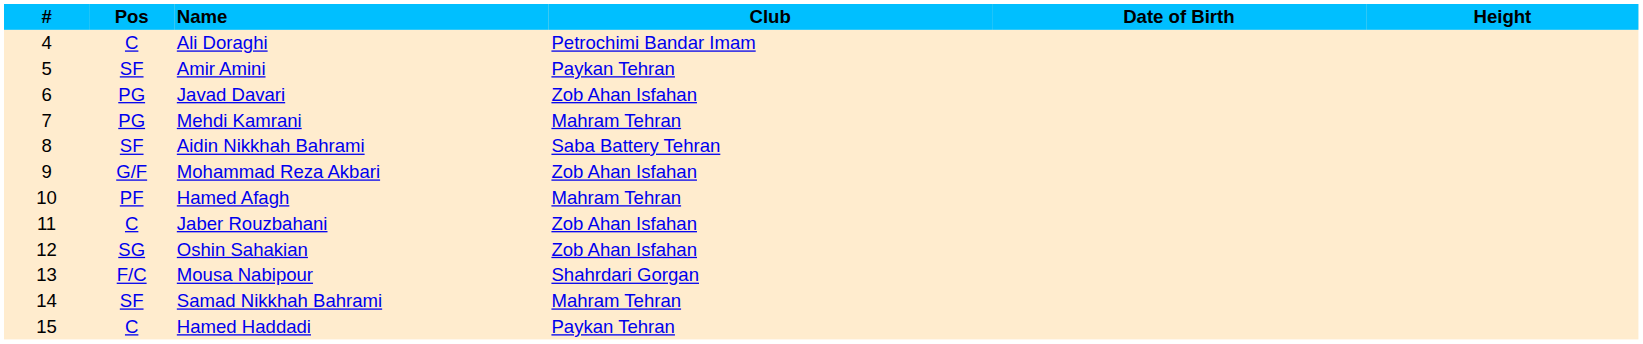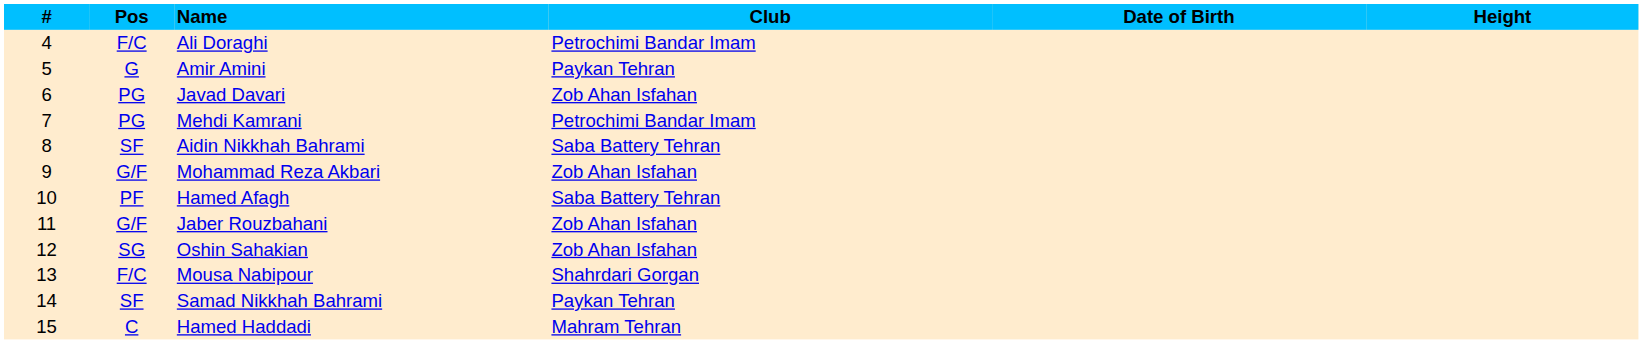(132, 43) C -> (132, 43) F/C
(132, 68) SF -> (132, 68) G
(616, 120) Mahram Tehran -> (654, 120) Petrochimi Bandar Imam
(616, 197) Mahram Tehran -> (636, 197) Saba Battery Tehran
(132, 223) C -> (132, 223) G/F
(616, 301) Mahram Tehran -> (613, 301) Paykan Tehran
(613, 326) Paykan Tehran -> (616, 326) Mahram Tehran
